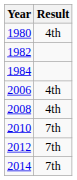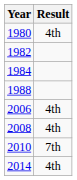+ row: (19, 90)
- row: (19, 147)
(53, 166) 7th -> (53, 166) 4th
